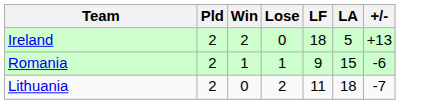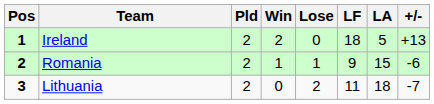+ column: (22, 16)
